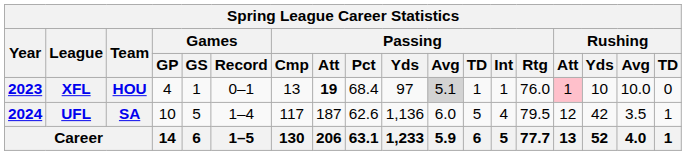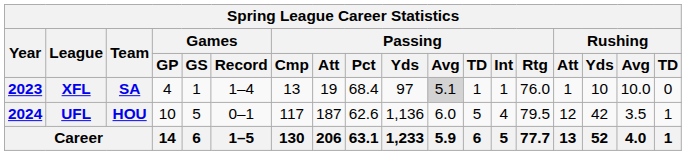(130, 89) HOU -> (130, 89) SA
(241, 89) 0–1 -> (241, 89) 1–4
(329, 89) bold -> (329, 89) normal
(568, 89) pink background -> (568, 89) no background
(130, 114) SA -> (130, 114) HOU
(241, 114) 1–4 -> (241, 114) 0–1
